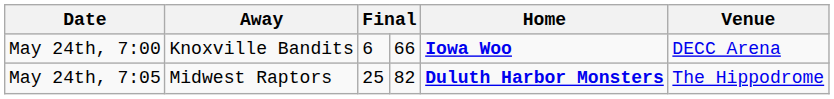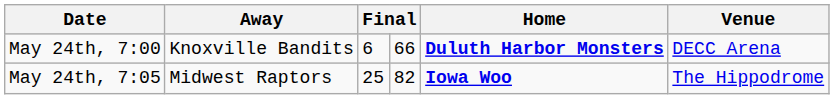(469, 49) Iowa Woo -> (544, 49) Duluth Harbor Monsters
(544, 78) Duluth Harbor Monsters -> (469, 78) Iowa Woo
